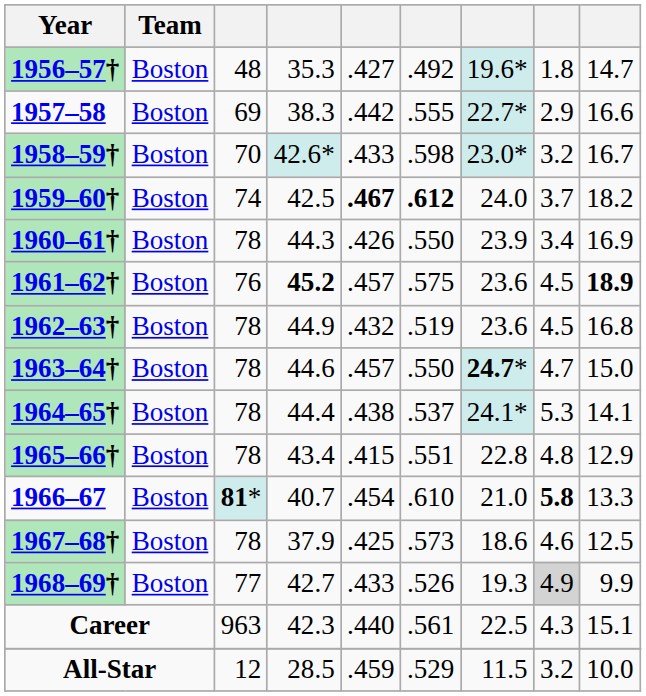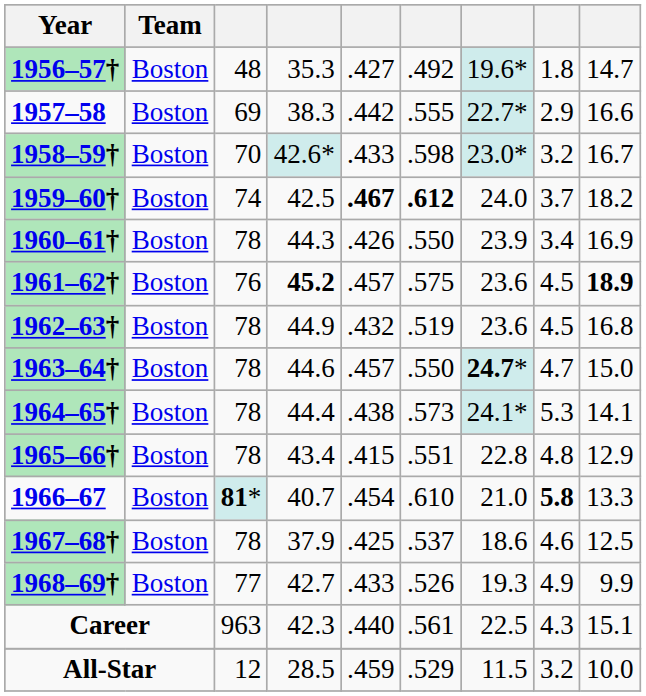(431, 411) .537 -> (431, 411) .573
(431, 540) .573 -> (431, 540) .537
(557, 583) lightgrey background -> (557, 583) no background
